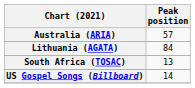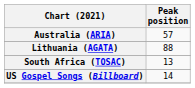(168, 49) 84 -> (168, 49) 88
